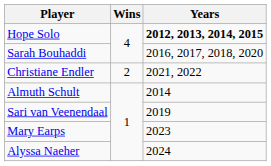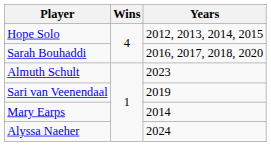(205, 33) bold -> (205, 33) normal
- row: (51, 72)
(158, 92) 2014 -> (158, 72) 2023
(158, 131) 2023 -> (158, 111) 2014
